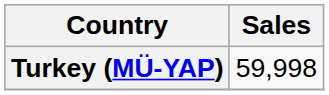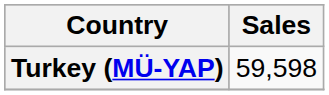(276, 67) 59,998 -> (276, 67) 59,598
